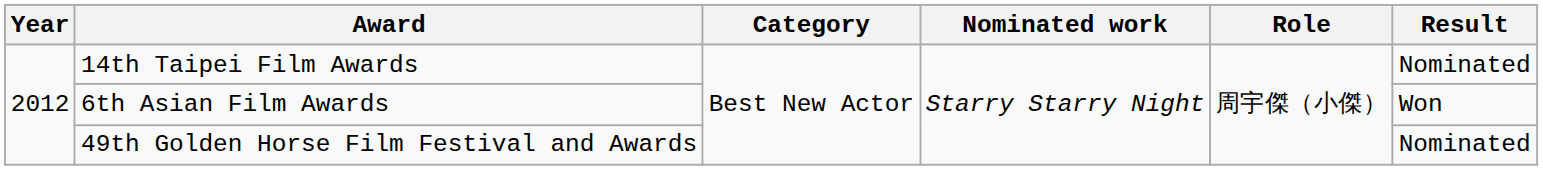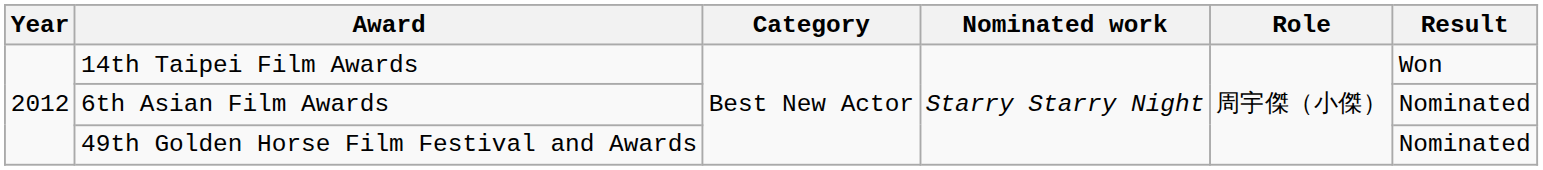(1465, 65) Nominated -> (1421, 65) Won
(1421, 105) Won -> (1465, 105) Nominated
